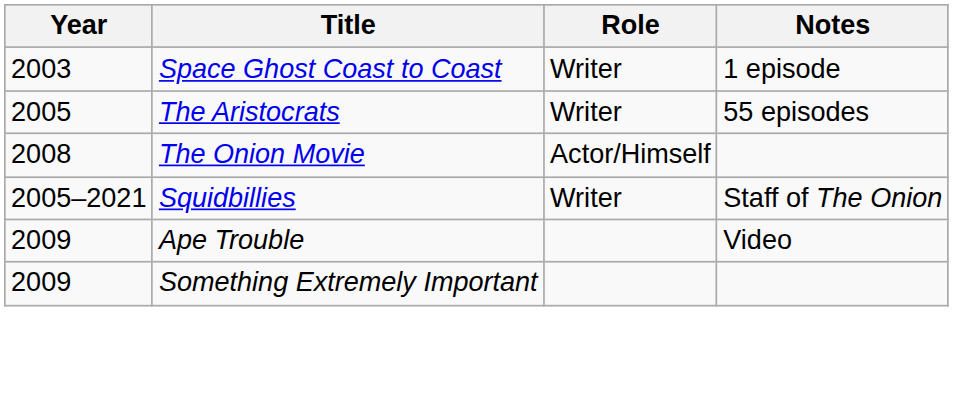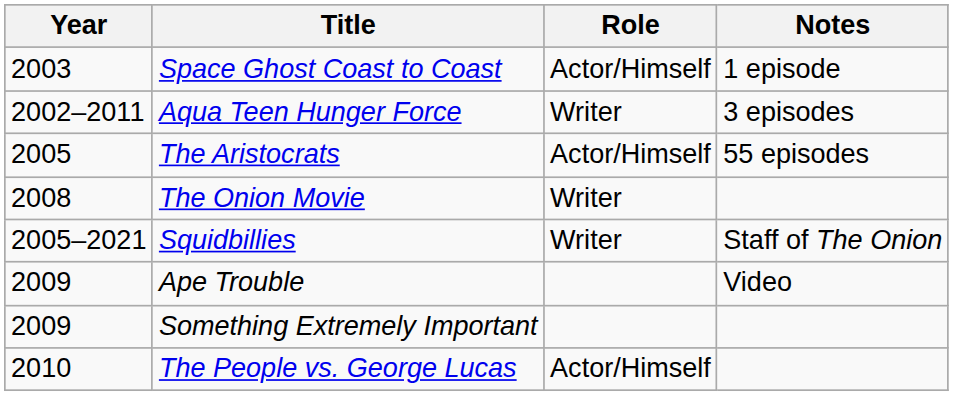(586, 68) Writer -> (630, 68) Actor/Himself
+ row: (310, 111)
(586, 111) Writer -> (630, 154) Actor/Himself
(630, 154) Actor/Himself -> (586, 197) Writer
+ row: (338, 369)
